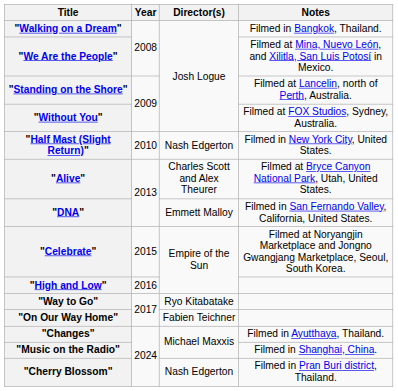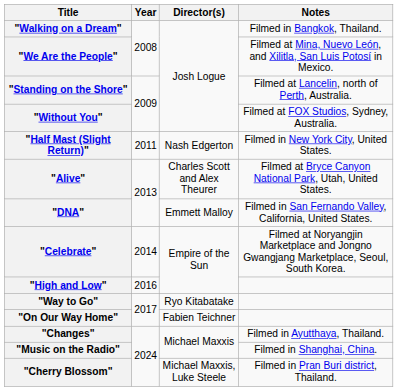(146, 145) 2010 -> (146, 145) 2011
(146, 251) 2015 -> (146, 251) 2014
(199, 372) Nash Edgerton -> (199, 372) Michael Maxxis, Luke Steele
